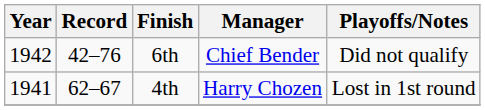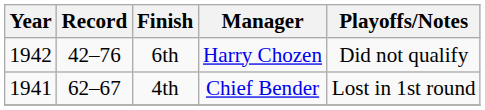(263, 54) Chief Bender -> (263, 54) Harry Chozen
(263, 88) Harry Chozen -> (263, 88) Chief Bender
